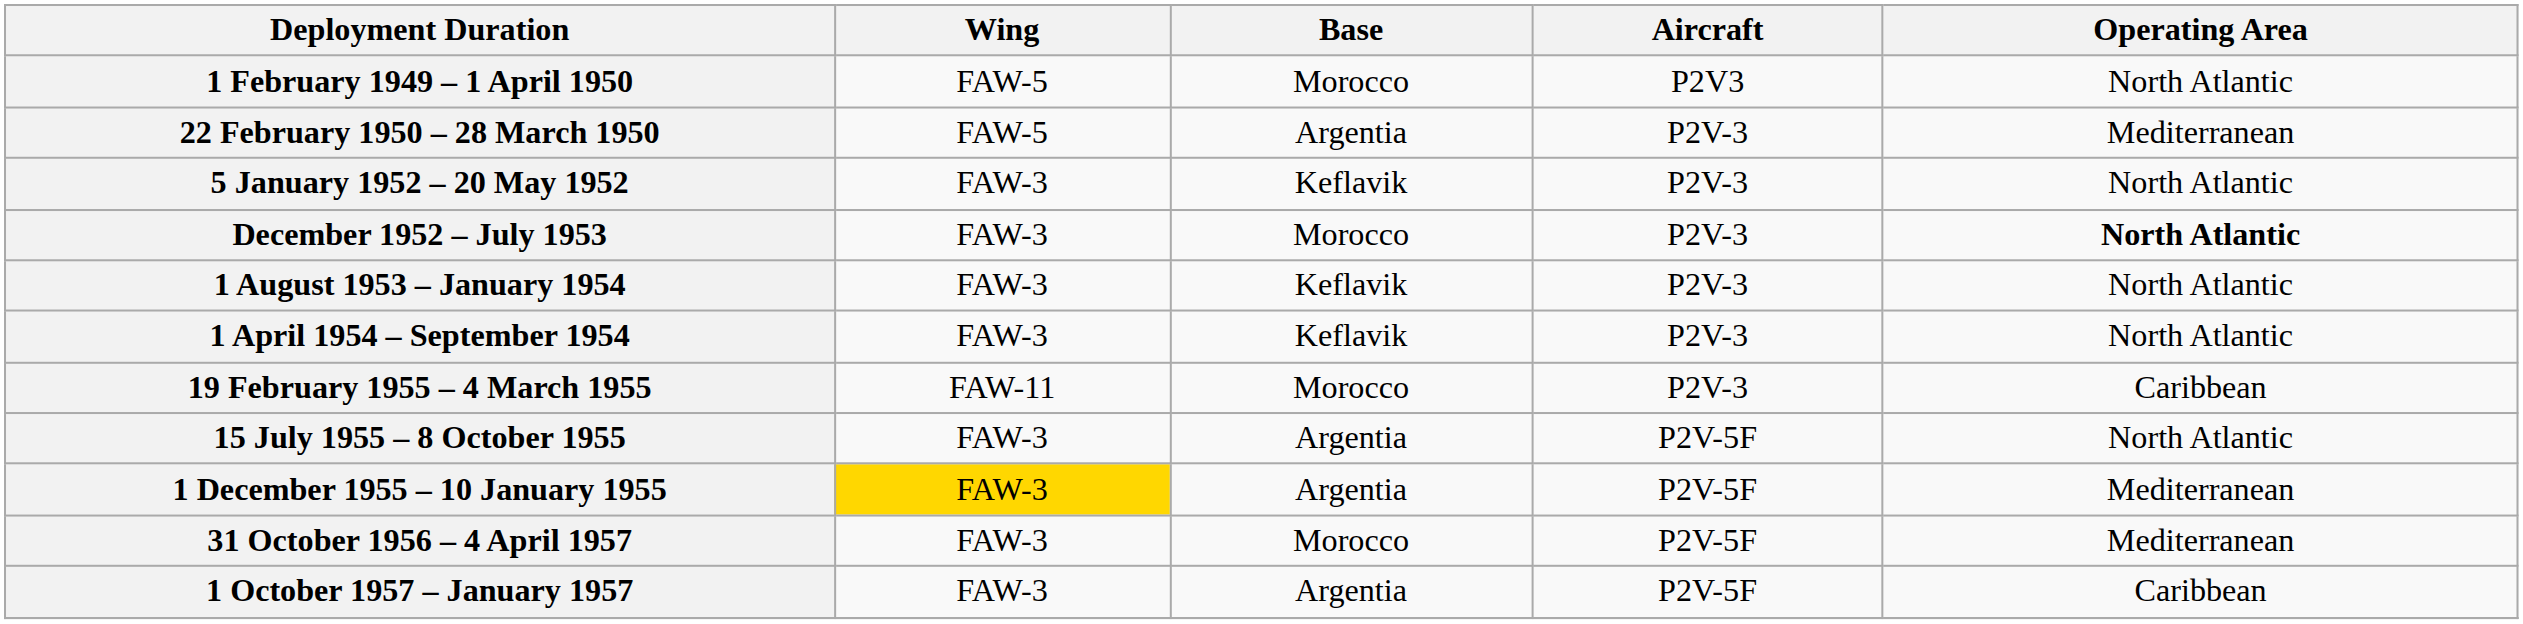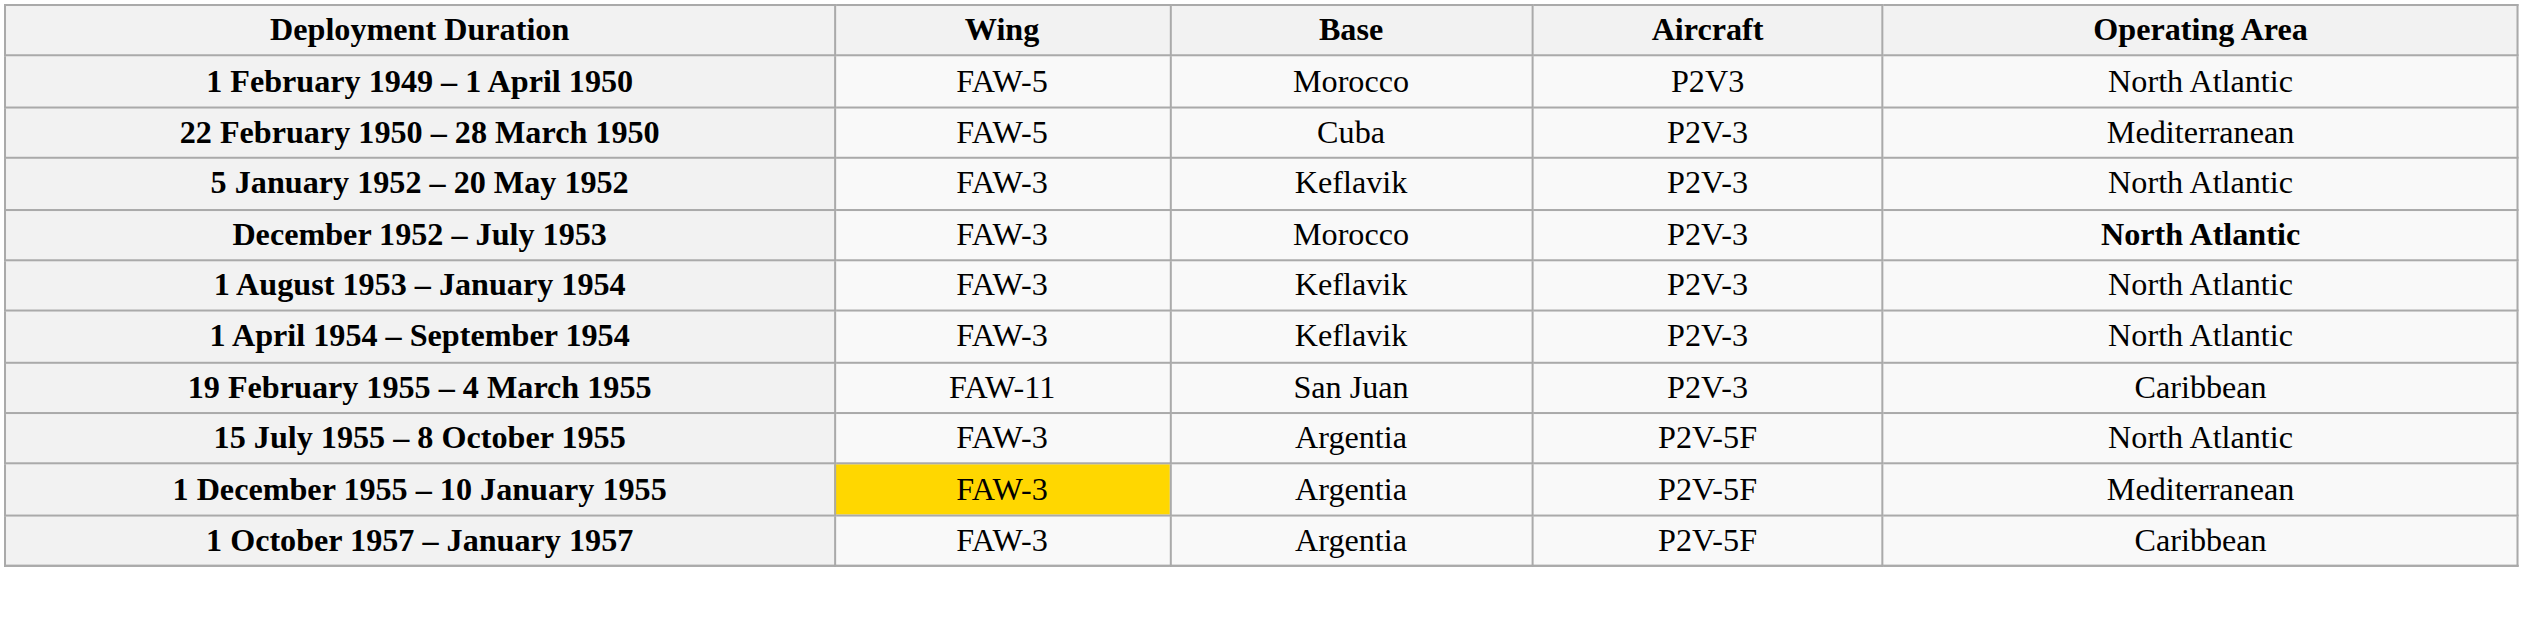(1351, 132) Argentia -> (1351, 132) Cuba
(1351, 387) Morocco -> (1351, 387) San Juan
- row: (420, 540)
